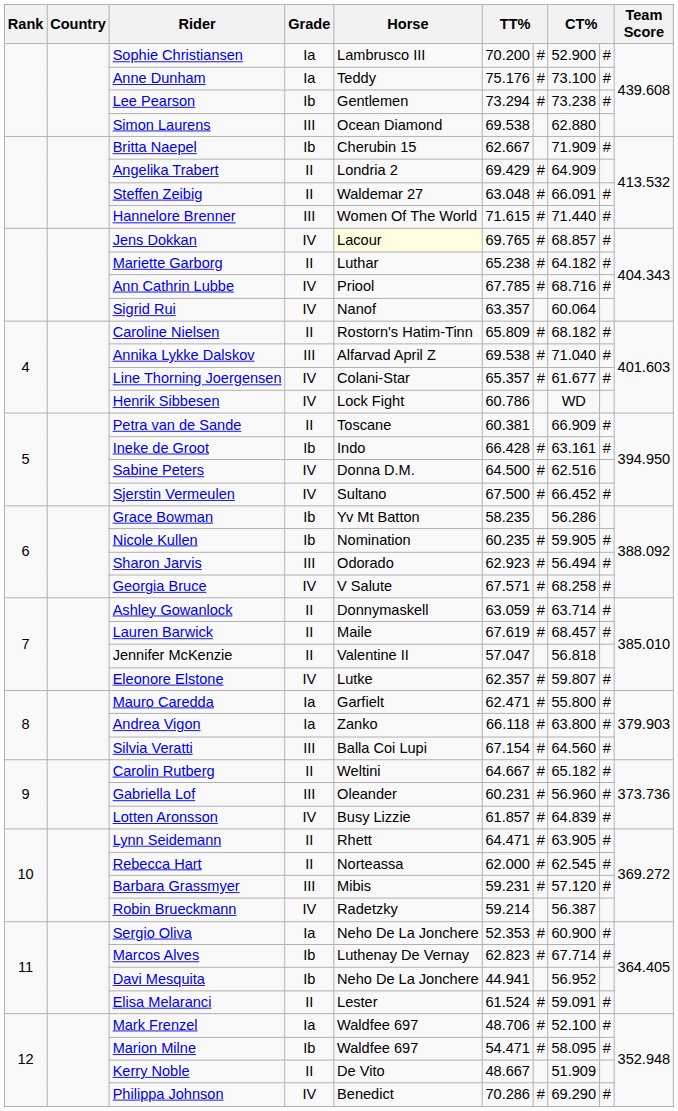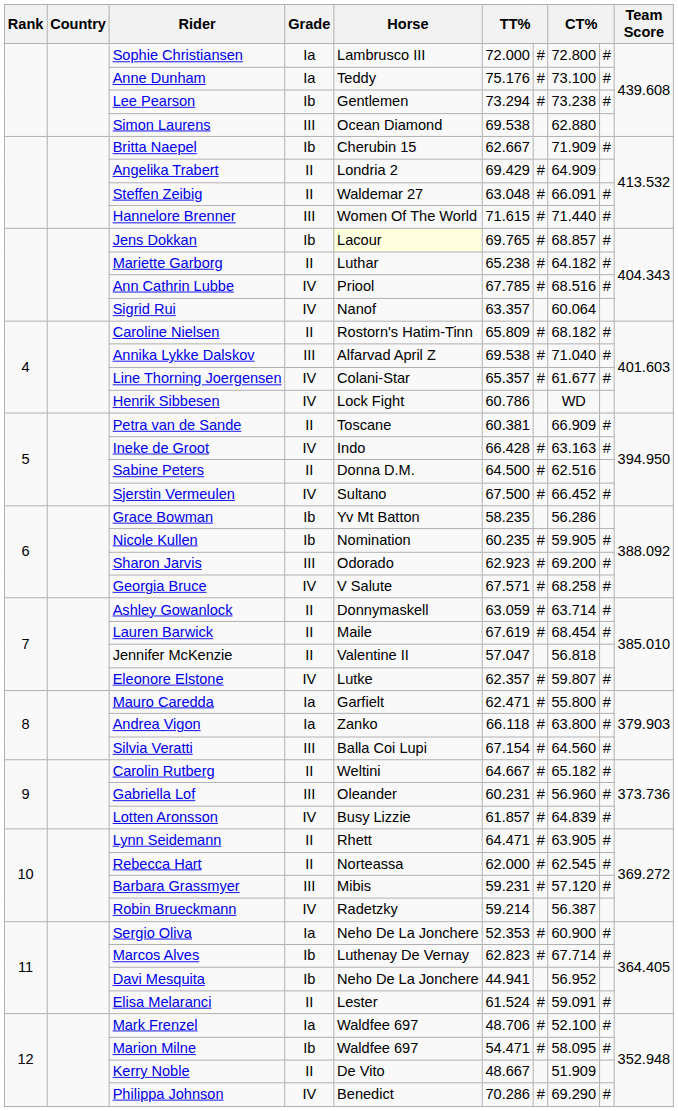(508, 55) 70.200 -> (508, 55) 72.000
(574, 55) 52.900 -> (574, 55) 72.800
(309, 240) IV -> (309, 240) Ib
(574, 286) 68.716 -> (574, 286) 68.516
(309, 448) Ib -> (309, 448) IV
(574, 448) 63.161 -> (574, 448) 63.163
(309, 471) IV -> (309, 471) II
(574, 563) 56.494 -> (574, 563) 69.200
(574, 632) 68.457 -> (574, 632) 68.454
